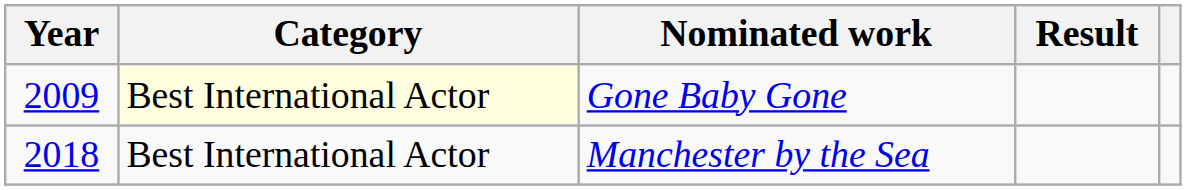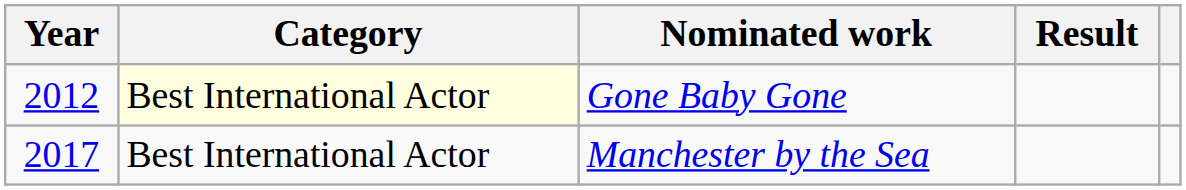(61, 94) 2009 -> (61, 94) 2012
(61, 154) 2018 -> (61, 154) 2017
